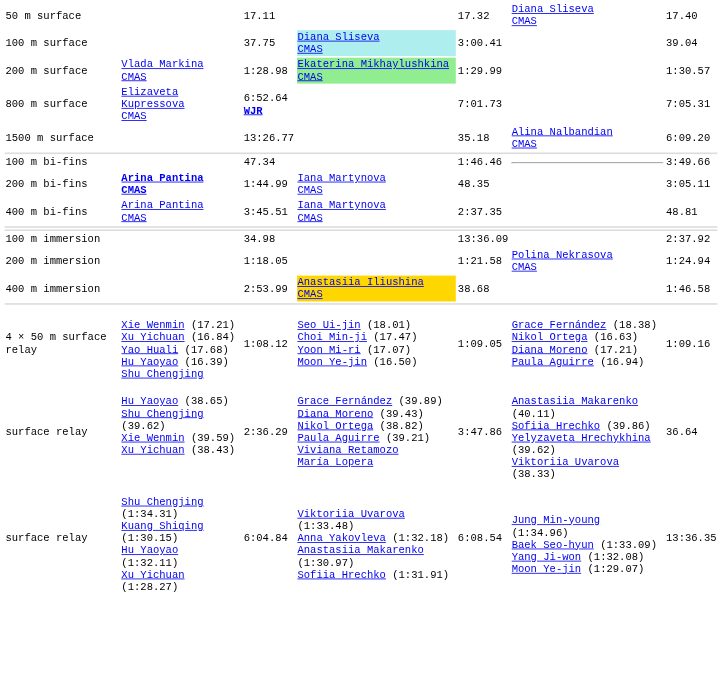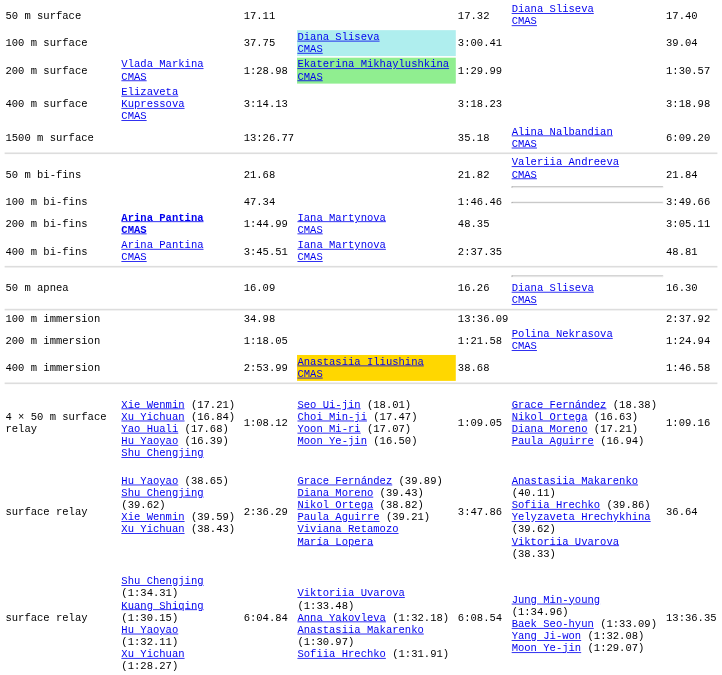+ row: (47, 104)
- row: (47, 104)
+ row: (43, 175)
+ row: (37, 288)
